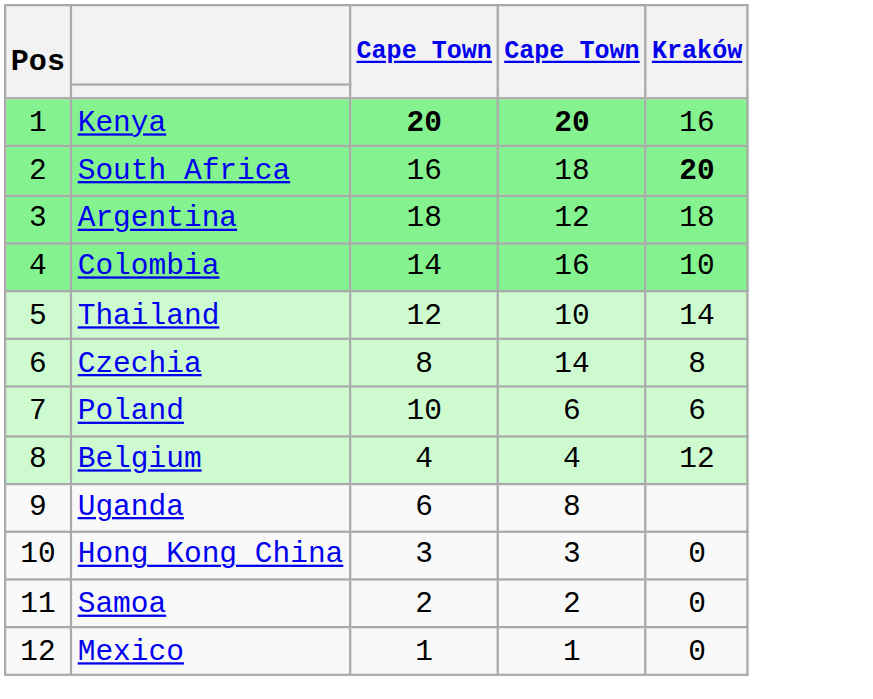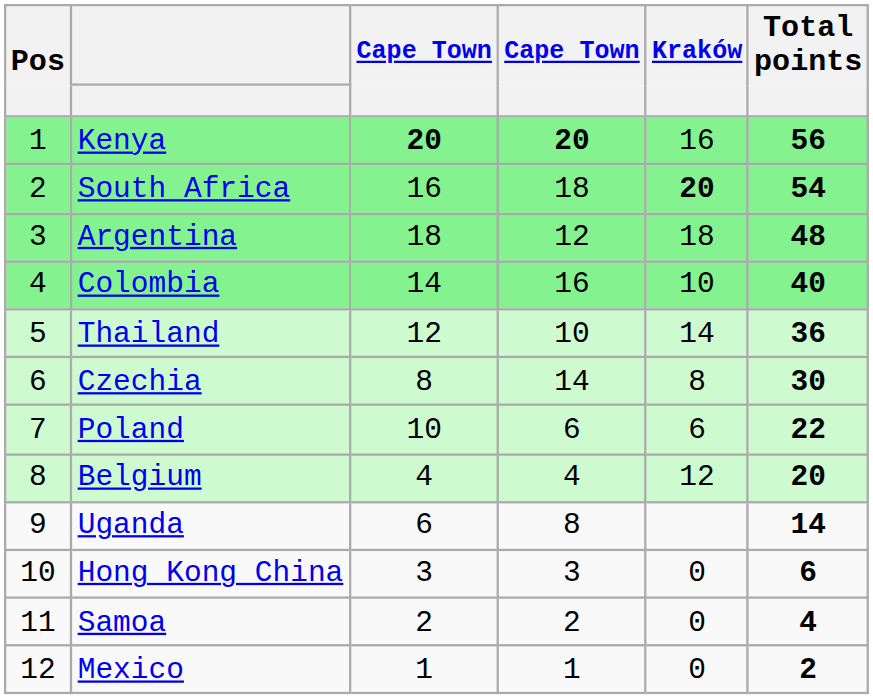+ column: (808, 101)
